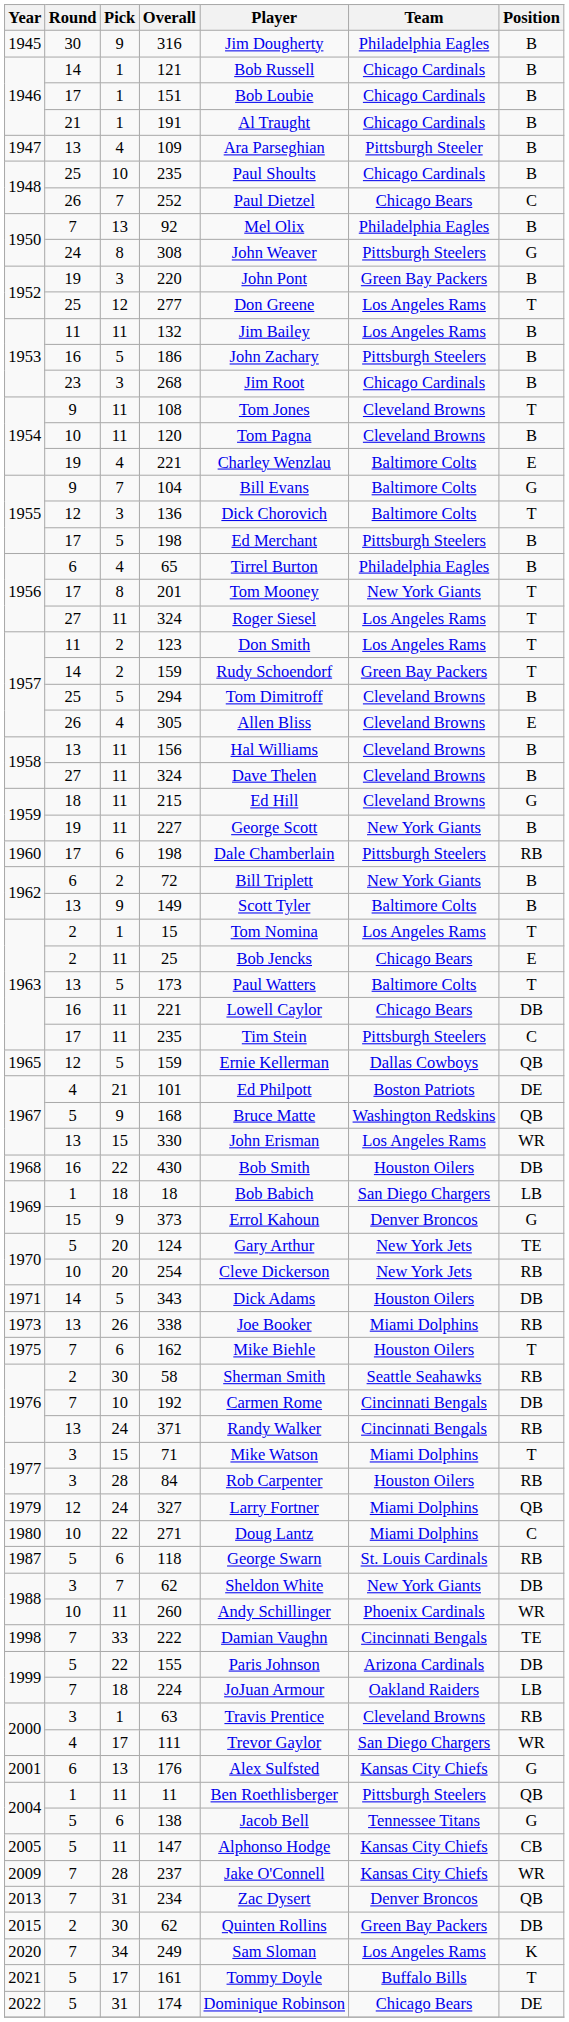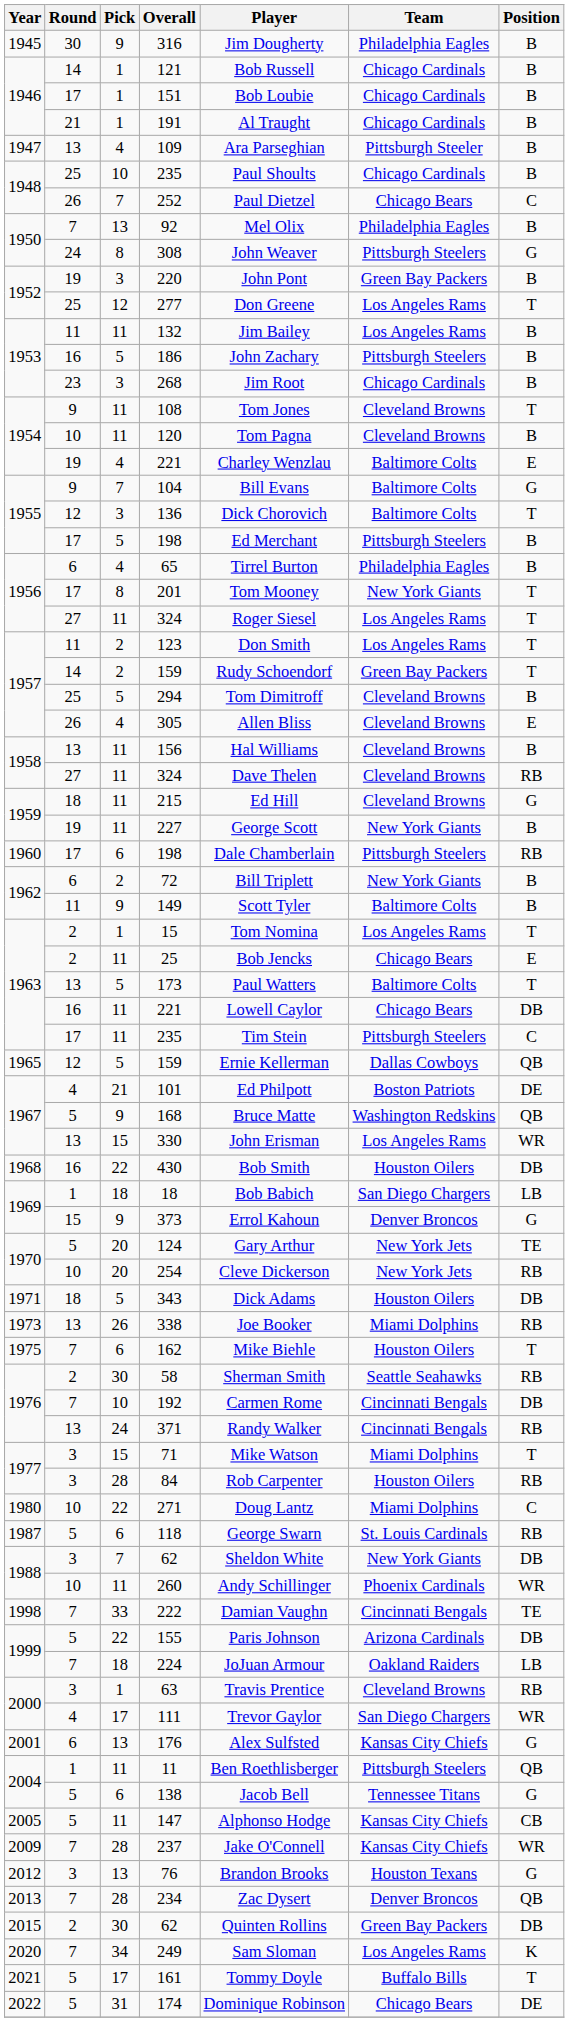(531, 775) B -> (531, 775) RB
(73, 906) 13 -> (73, 906) 11
(73, 1298) 14 -> (73, 1298) 18
- row: (25, 1507)
+ row: (25, 1873)
(120, 1899) 31 -> (120, 1899) 28
